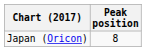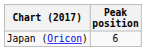(116, 39) 8 -> (116, 39) 6
